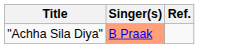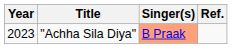+ column: (21, 14)
